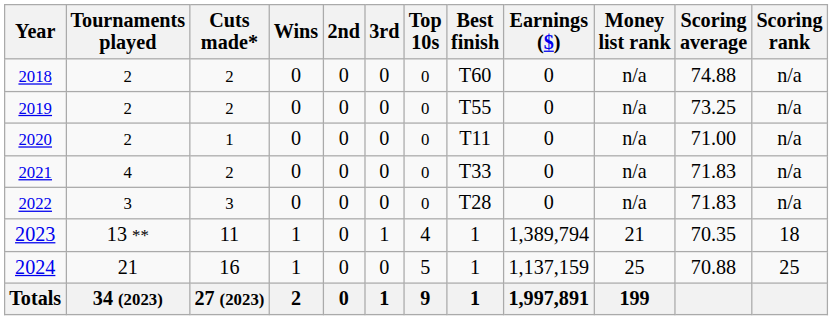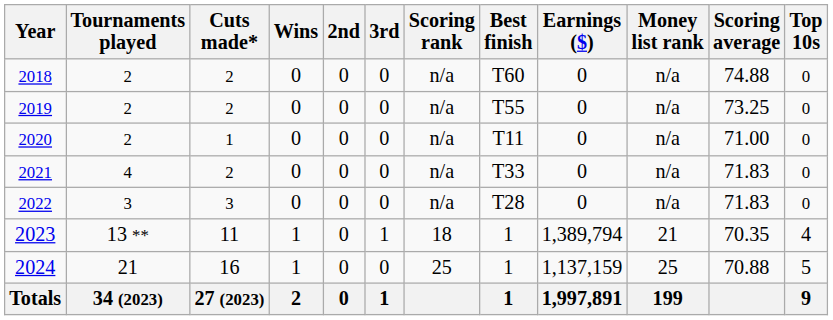columns swapped: (425, 31) <-> (789, 31)
